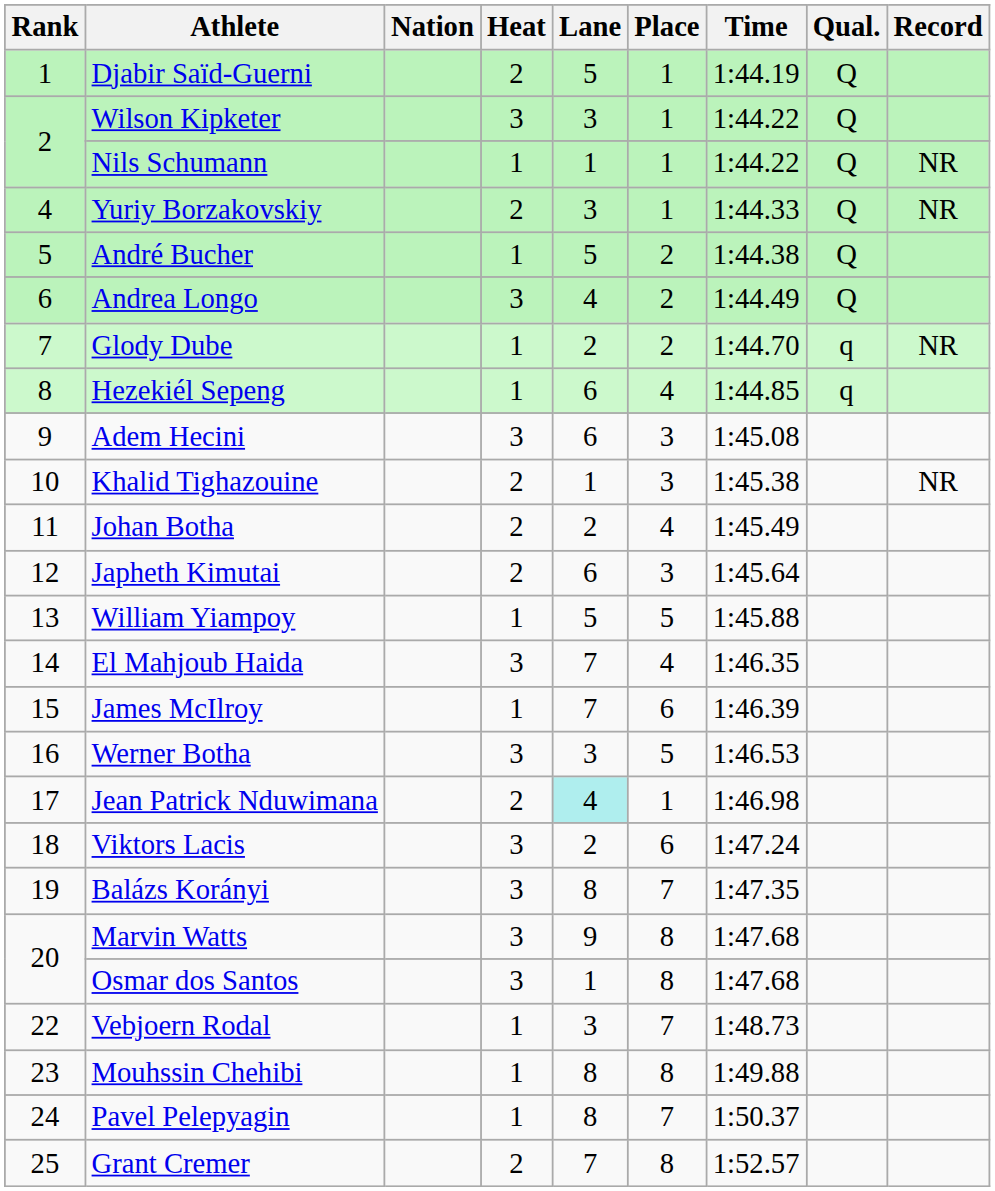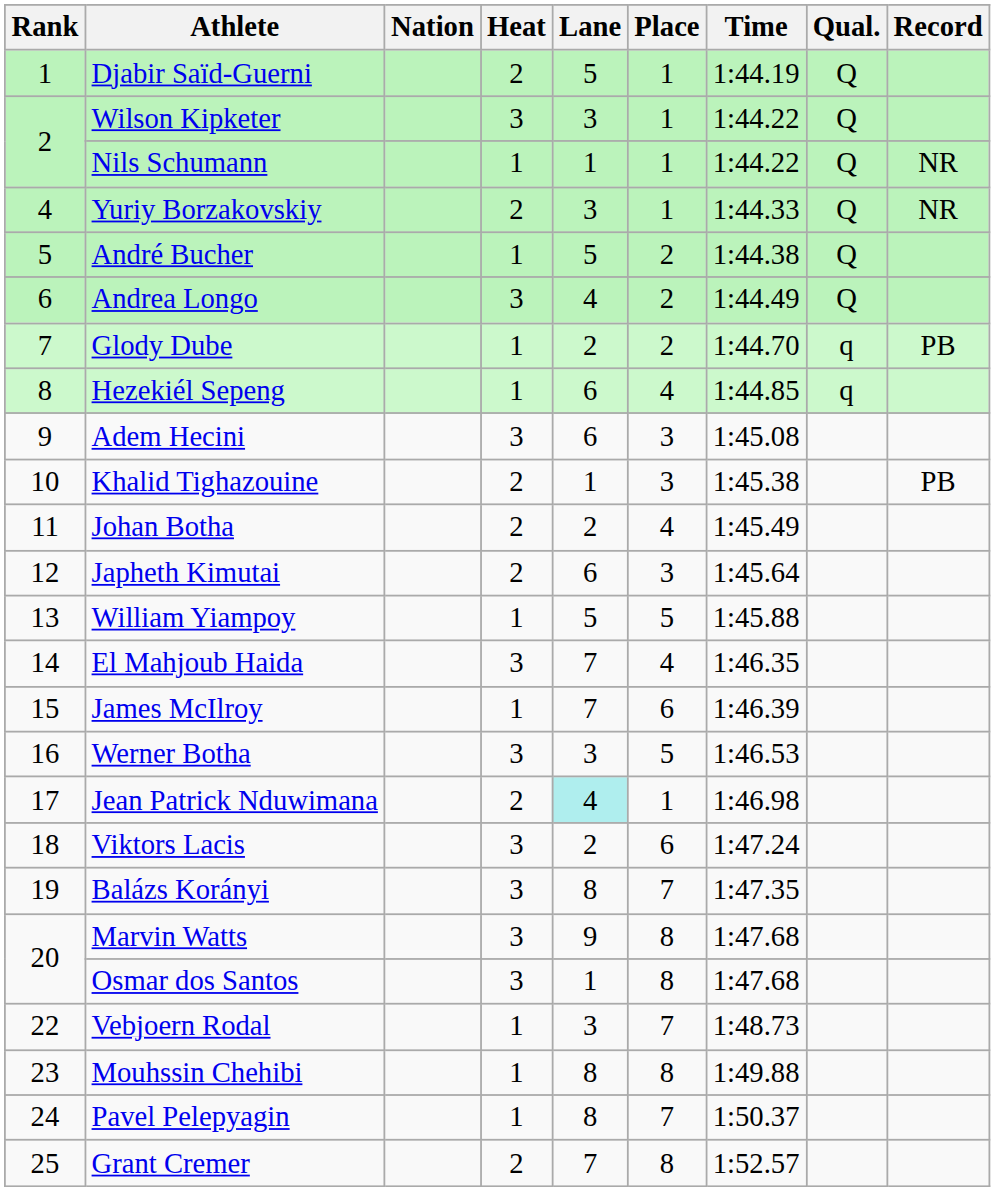(938, 345) NR -> (938, 345) PB
(938, 481) NR -> (938, 481) PB
